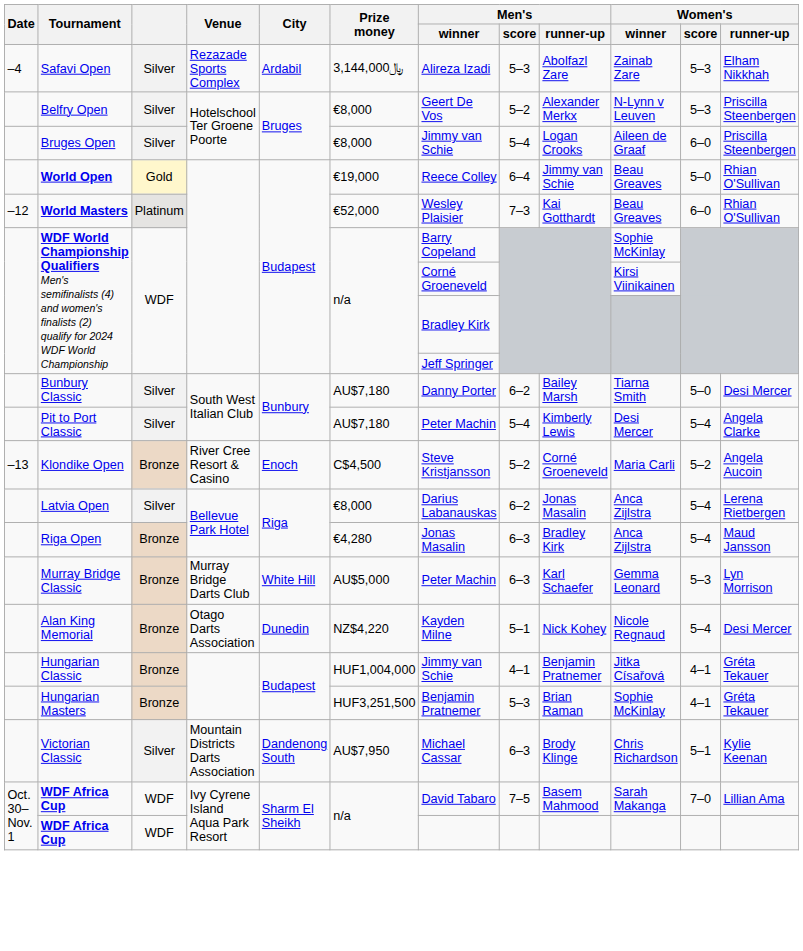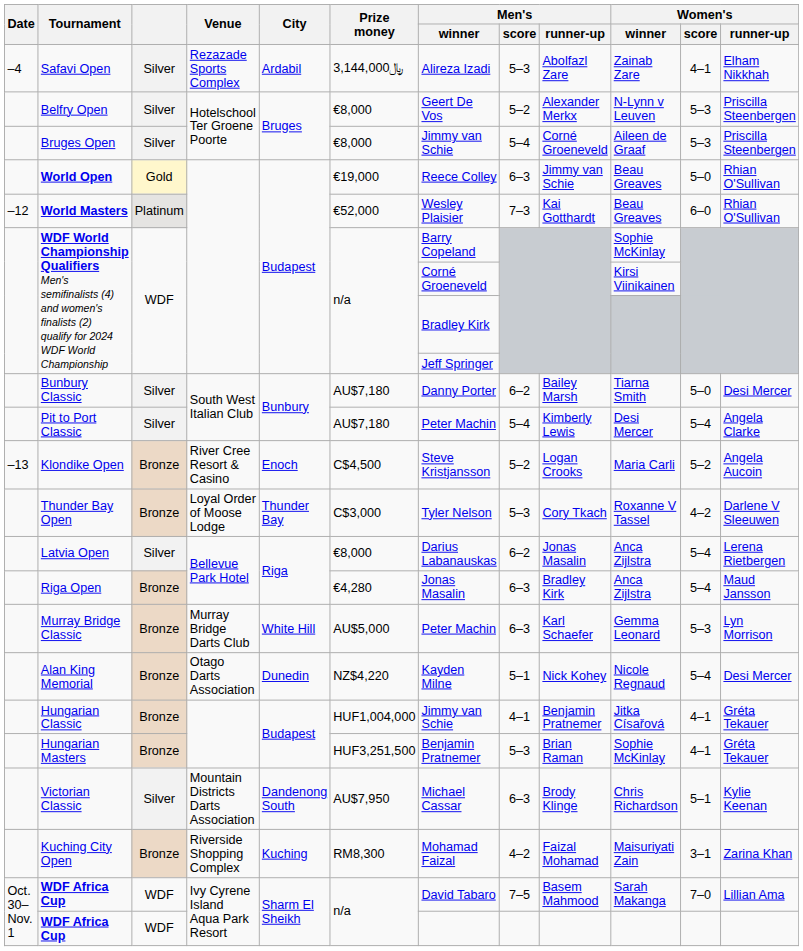(701, 68) 5–3 -> (701, 68) 4–1
(562, 143) Logan Crooks -> (575, 143) Corné Groeneveld
(701, 143) 6–0 -> (701, 143) 5–3
(520, 176) 6–4 -> (520, 176) 6–3
(575, 464) Corné Groeneveld -> (562, 464) Logan Crooks
+ row: (77, 512)
+ row: (76, 853)
